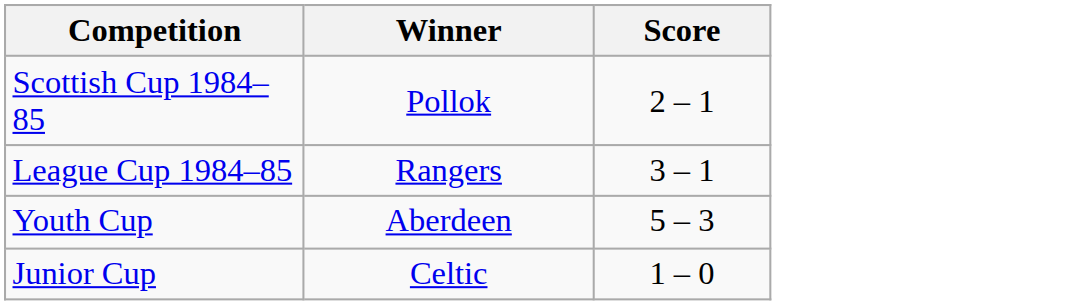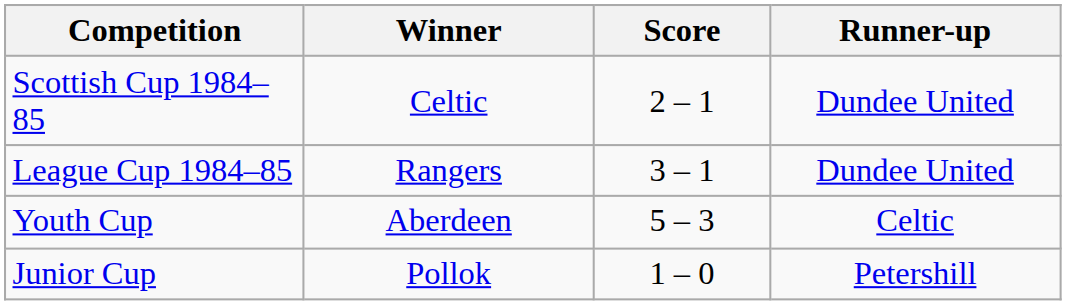+ column: (915, 30)
(449, 100) Pollok -> (449, 100) Celtic
(449, 272) Celtic -> (449, 272) Pollok
